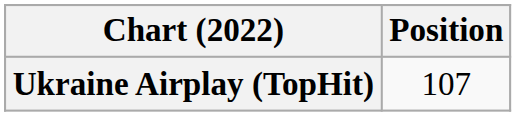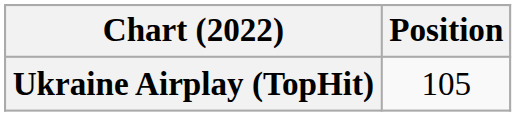(446, 83) 107 -> (446, 83) 105
